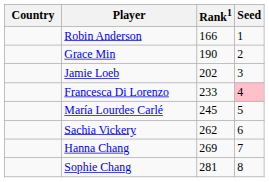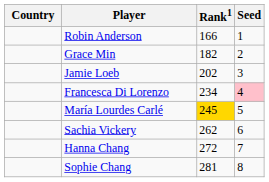(208, 54) 190 -> (208, 54) 182
(208, 92) 233 -> (208, 92) 234
(208, 110) no background -> (208, 110) gold background
(208, 148) 269 -> (208, 148) 272
